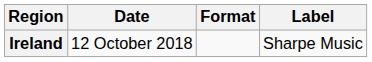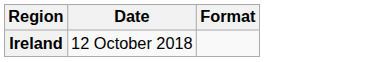- column: (313, 17)
